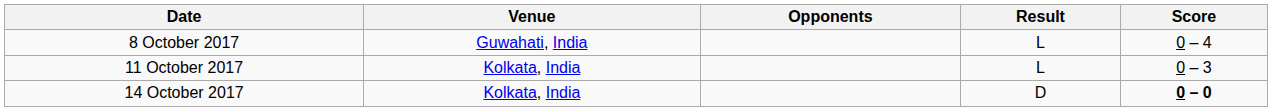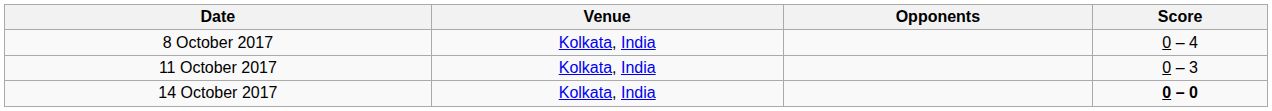- column: (1040, 17)
(532, 42) Guwahati, India -> (607, 42) Kolkata, India
